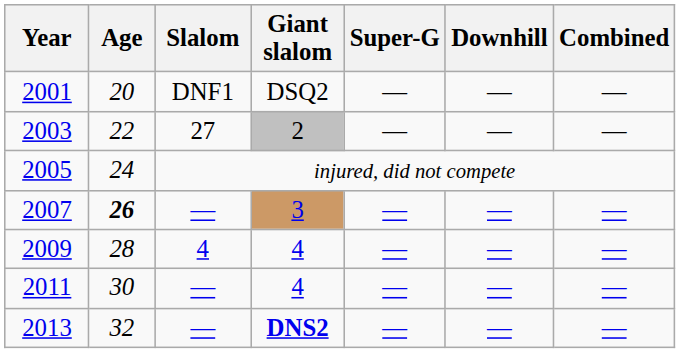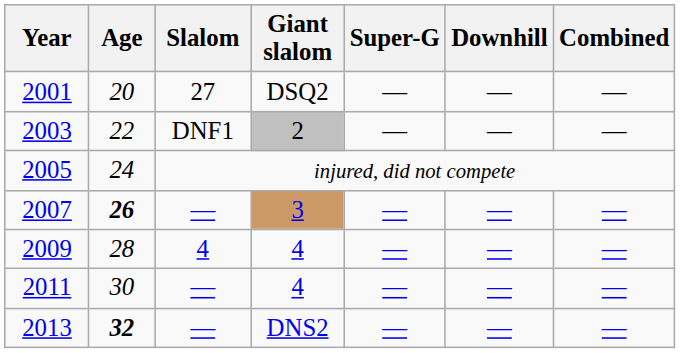(203, 91) DNF1 -> (203, 91) 27
(203, 130) 27 -> (203, 130) DNF1
(122, 327) normal -> (122, 327) bold
(298, 327) bold -> (298, 327) normal
